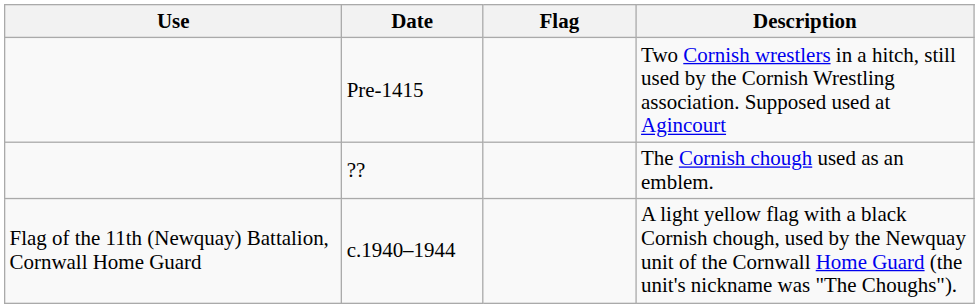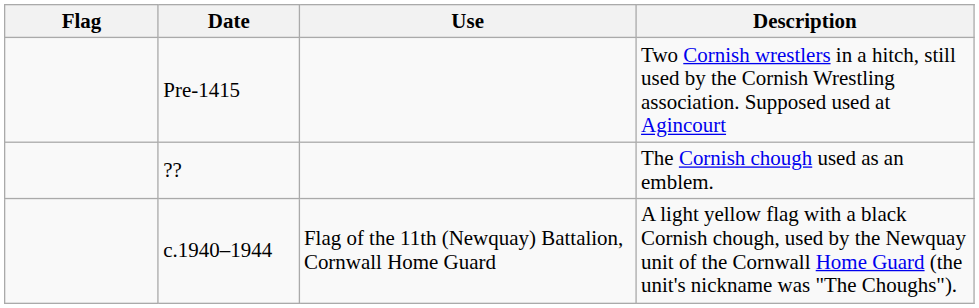columns swapped: (559, 21) <-> (173, 21)
